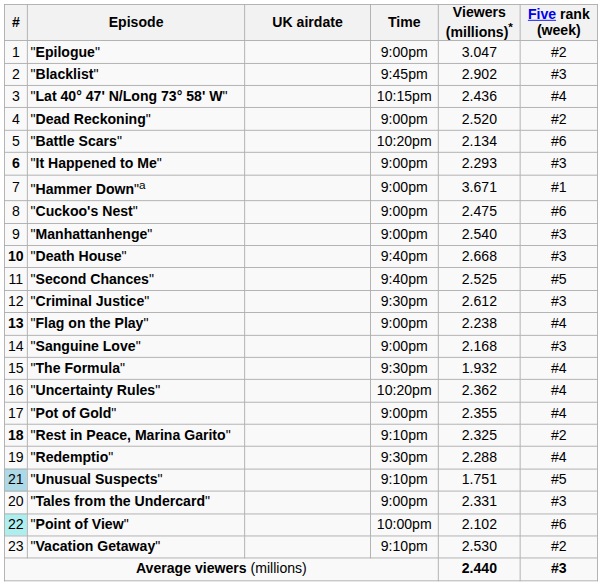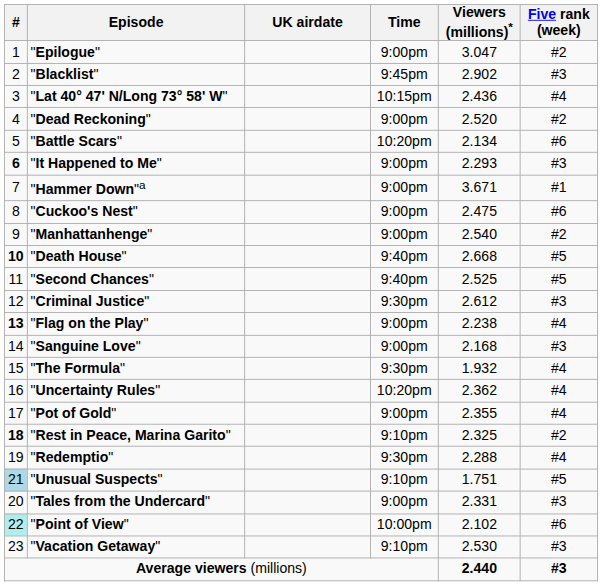(559, 234) #3 -> (559, 234) #2
(559, 256) #3 -> (559, 256) #5
(559, 547) #2 -> (559, 547) #3
